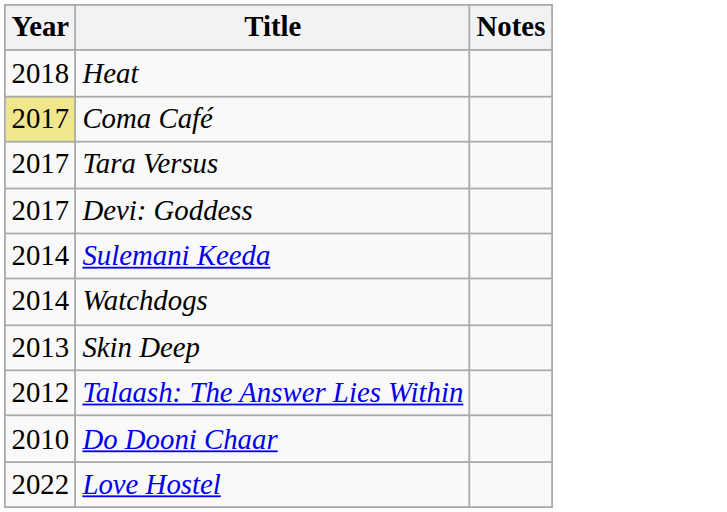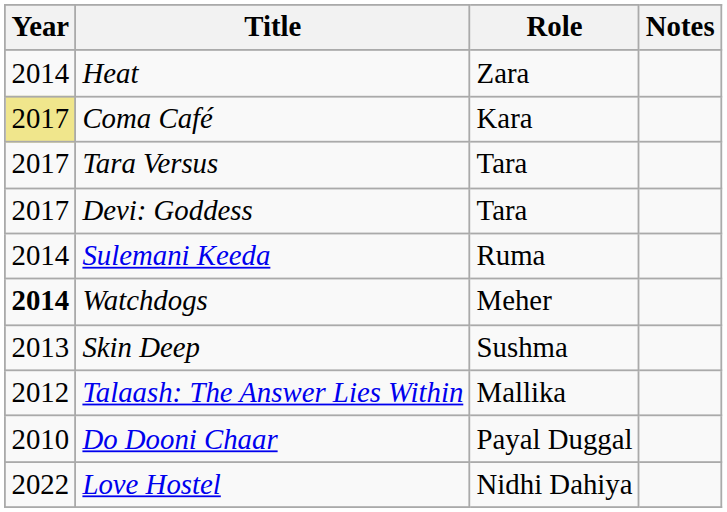+ column: (555, 27)
(40, 73) 2018 -> (40, 73) 2014
(40, 301) normal -> (40, 301) bold
